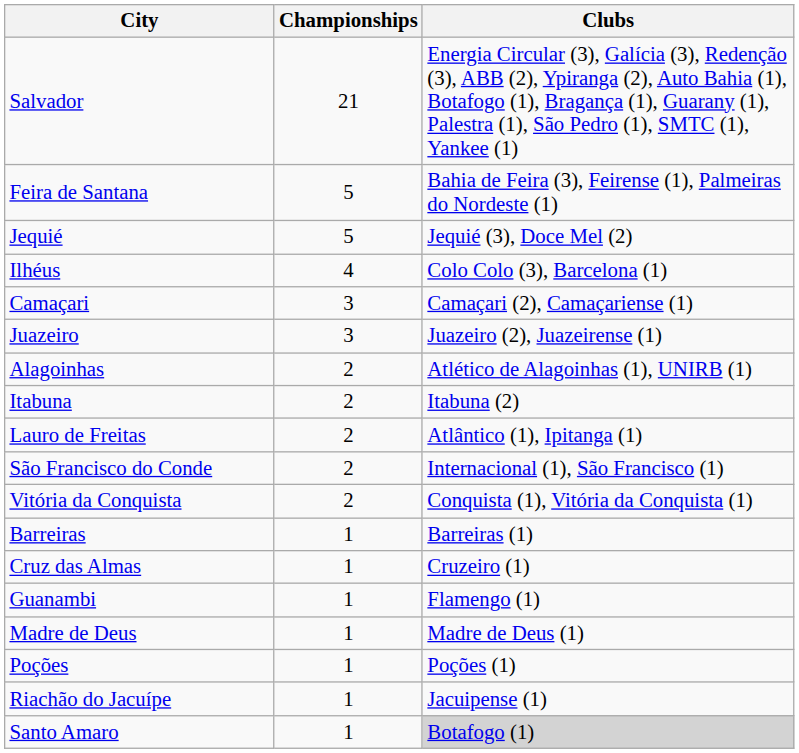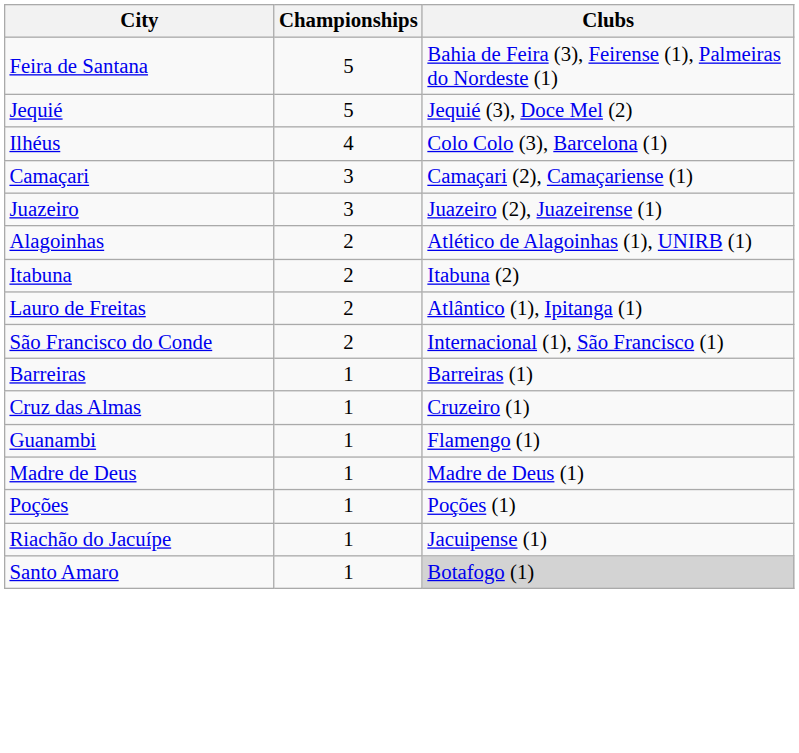- row: (46, 100)
- row: (95, 500)
